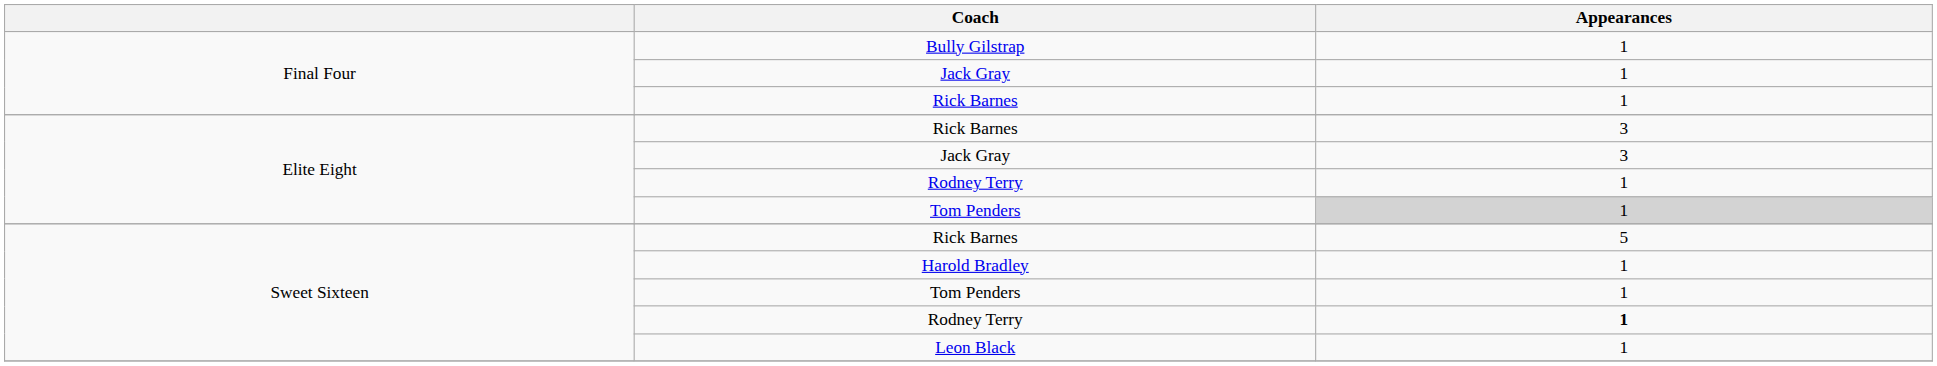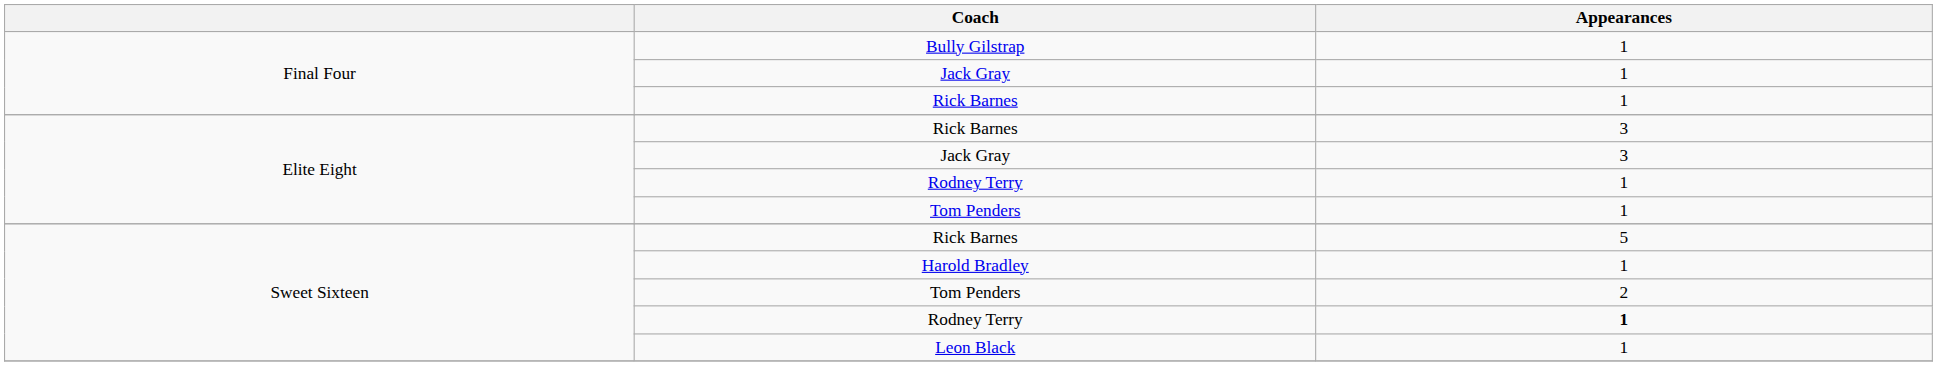(1624, 210) lightgrey background -> (1624, 210) no background
(1624, 292) 1 -> (1624, 292) 2
